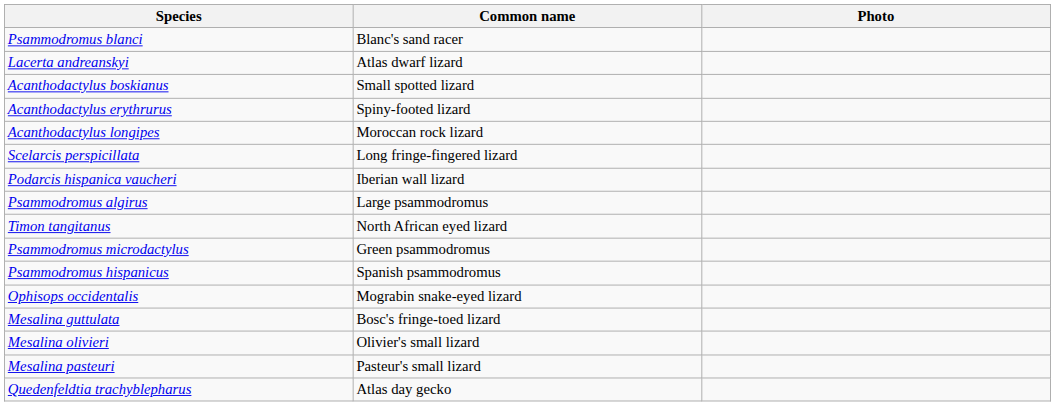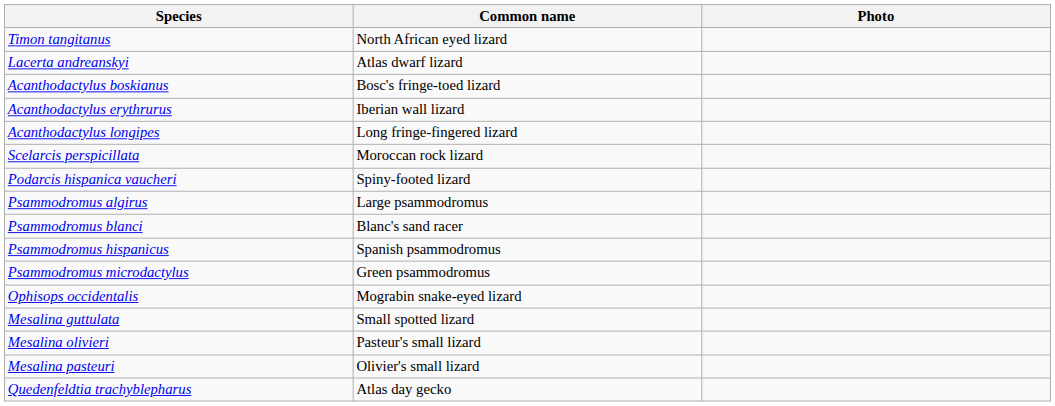rows swapped: (59, 226) <-> (75, 39)
(415, 86) Small spotted lizard -> (428, 86) Bosc's fringe-toed lizard
(413, 109) Spiny-footed lizard -> (410, 109) Iberian wall lizard
(420, 132) Moroccan rock lizard -> (437, 132) Long fringe-fingered lizard
(437, 156) Long fringe-fingered lizard -> (420, 156) Moroccan rock lizard
(410, 179) Iberian wall lizard -> (413, 179) Spiny-footed lizard
rows swapped: (98, 249) <-> (88, 272)
(428, 319) Bosc's fringe-toed lizard -> (415, 319) Small spotted lizard
(418, 343) Olivier's small lizard -> (419, 343) Pasteur's small lizard
(419, 366) Pasteur's small lizard -> (418, 366) Olivier's small lizard
